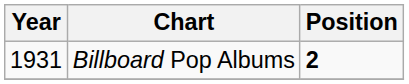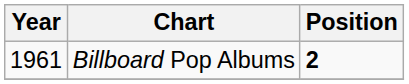(36, 60) 1931 -> (36, 60) 1961
